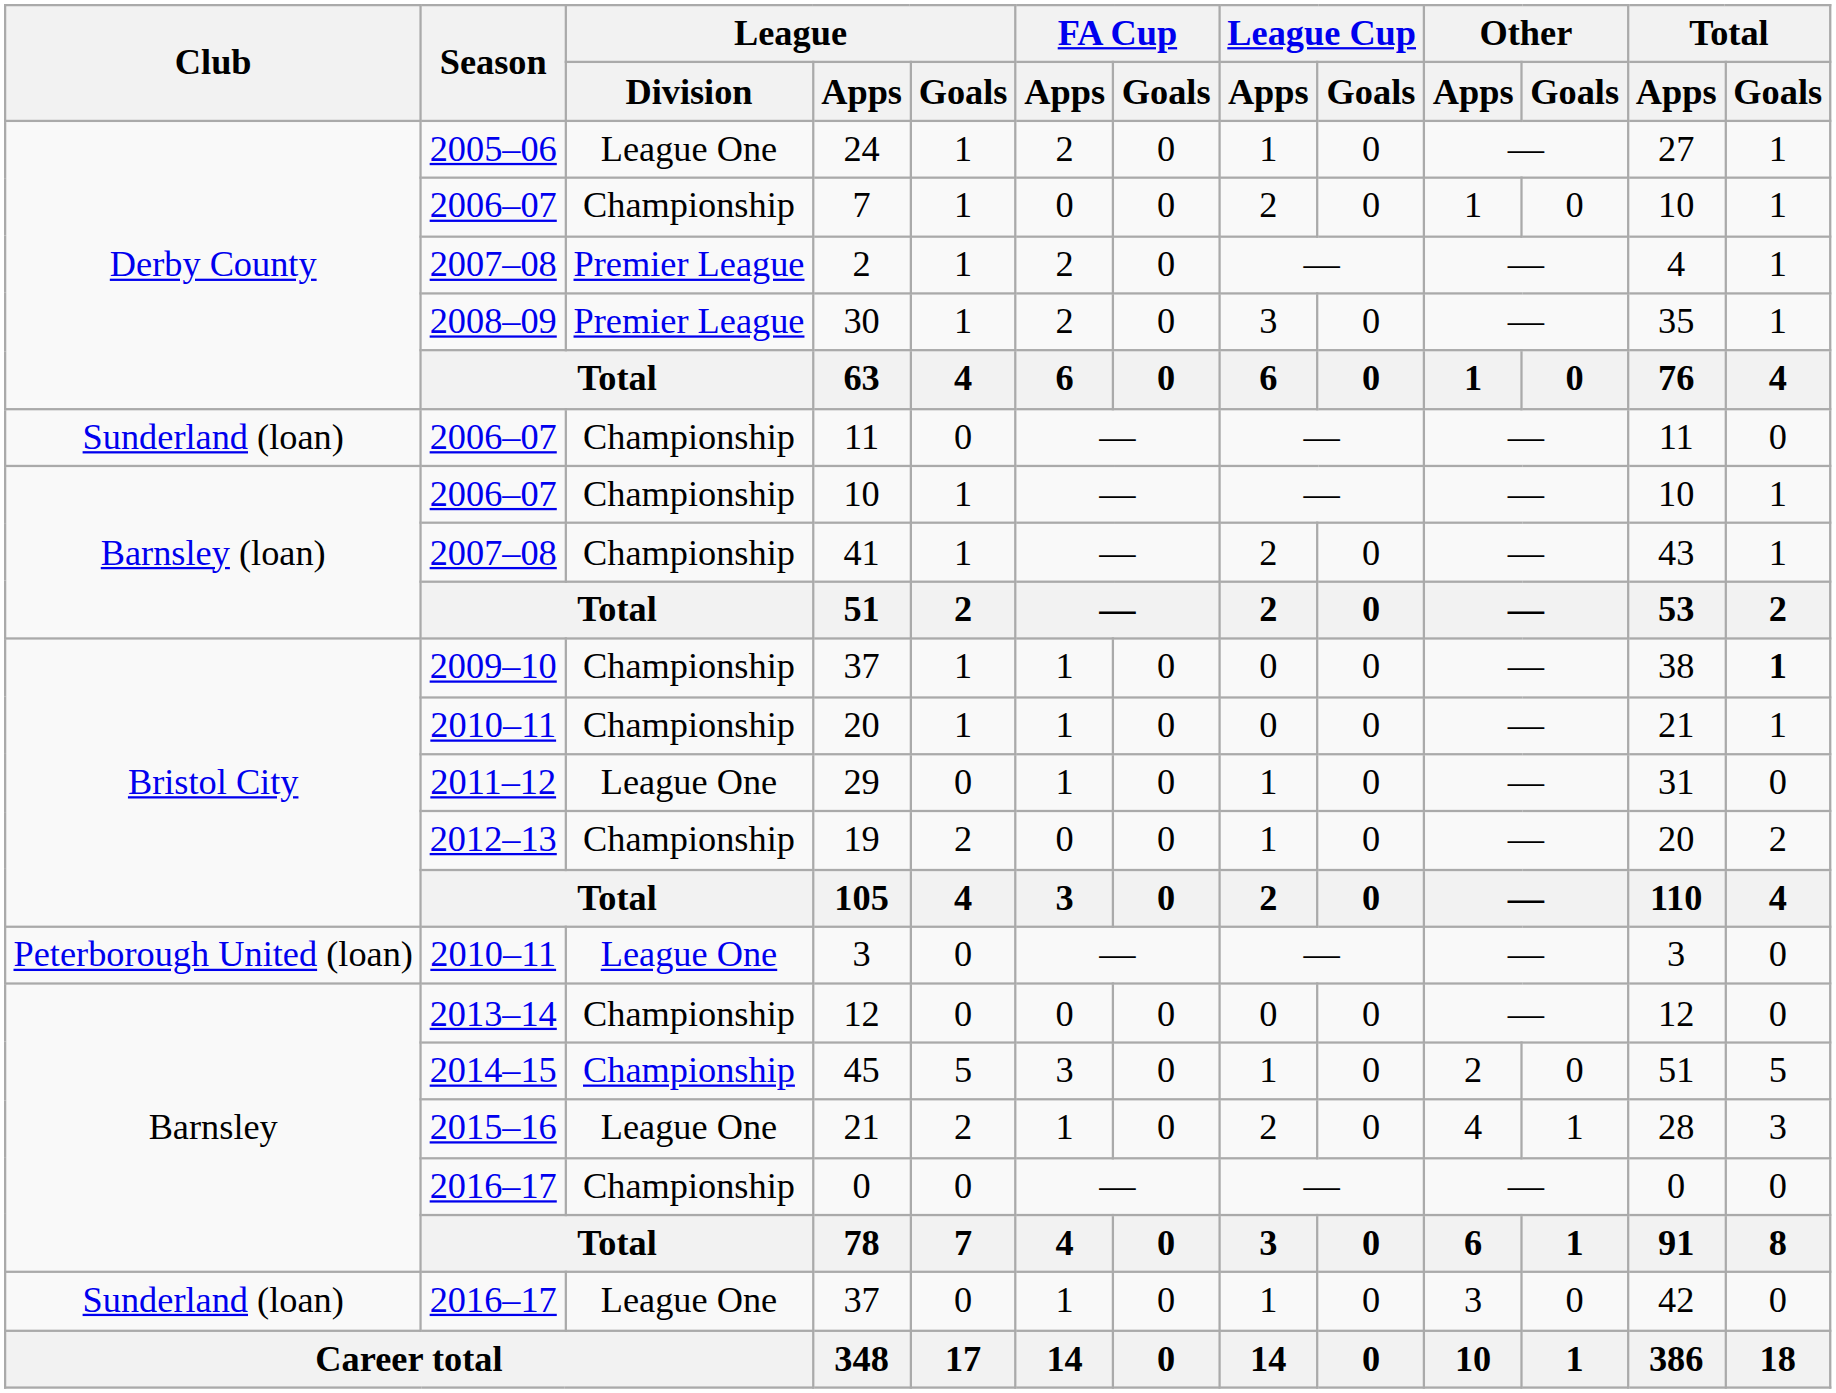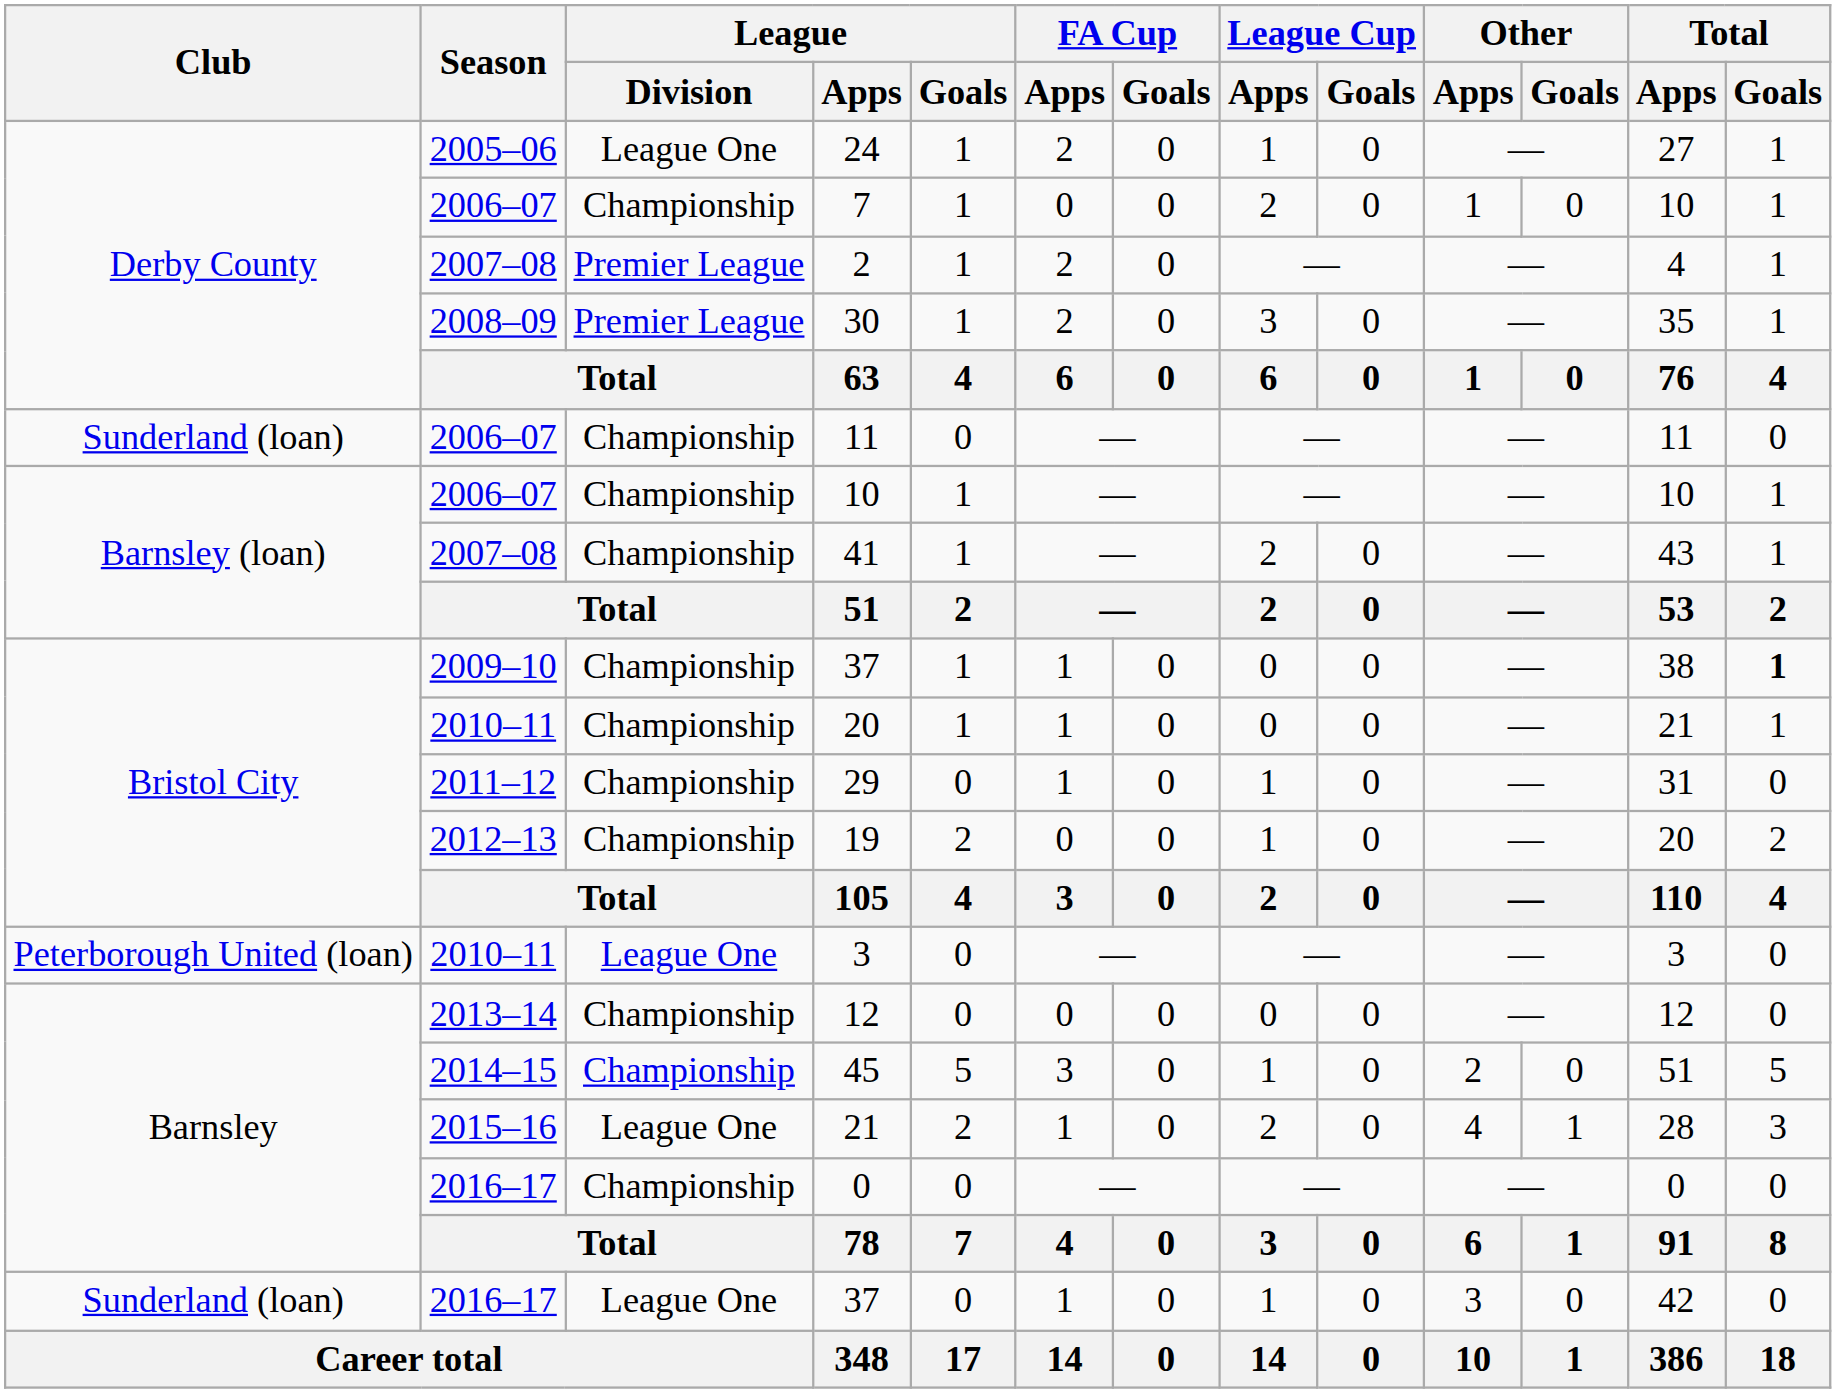(689, 782) League One -> (689, 782) Championship
